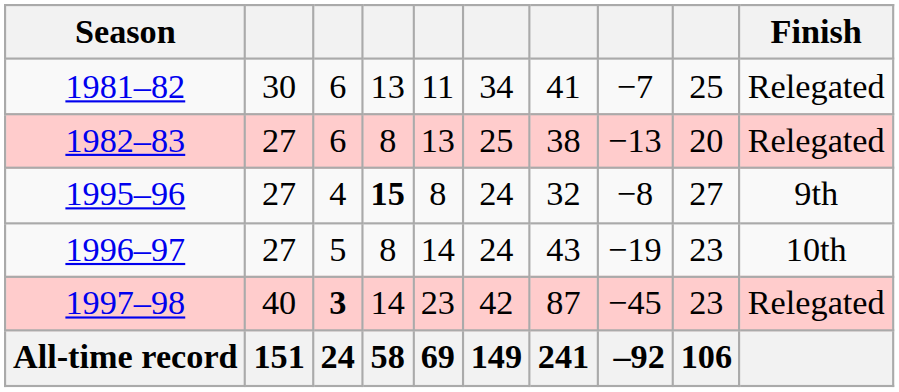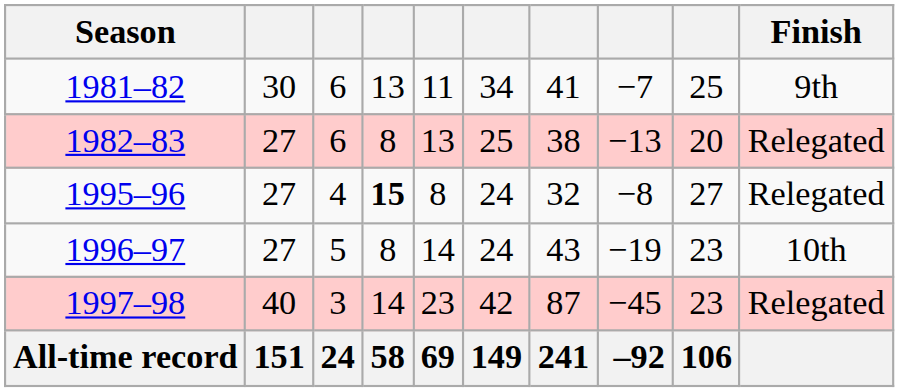(816, 85) Relegated -> (816, 85) 9th
(816, 194) 9th -> (816, 194) Relegated
(338, 303) bold -> (338, 303) normal
